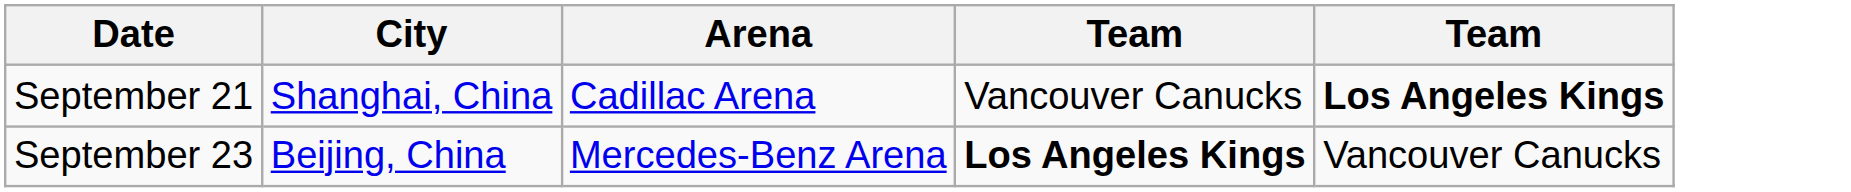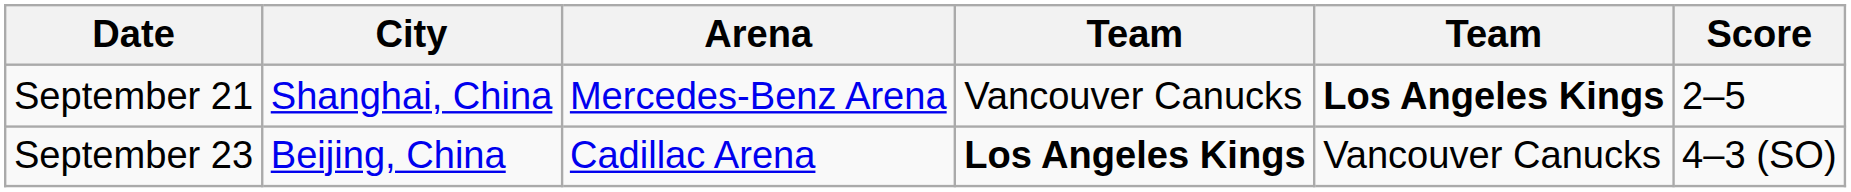+ column: (1759, 34)
(693, 95) Cadillac Arena -> (758, 95) Mercedes-Benz Arena
(758, 155) Mercedes-Benz Arena -> (693, 155) Cadillac Arena
